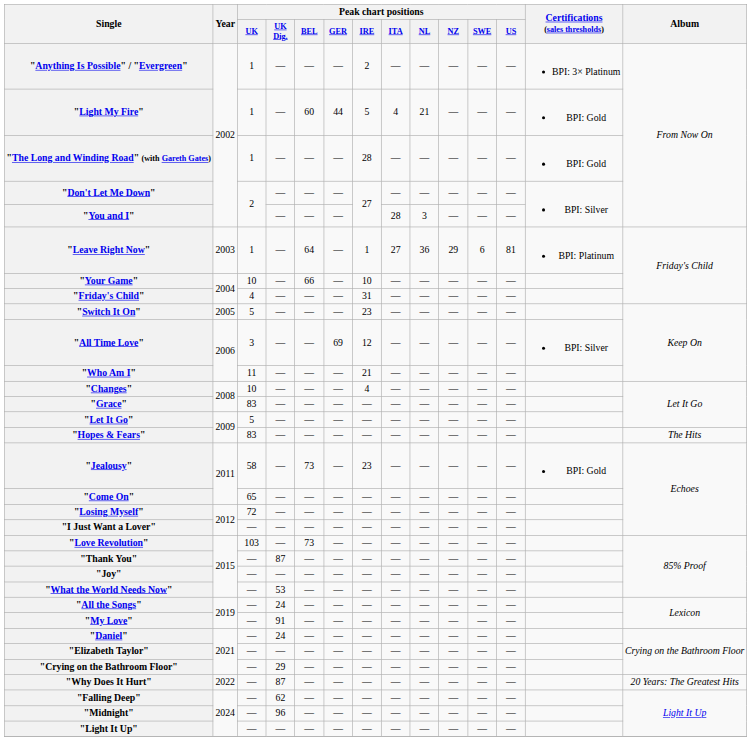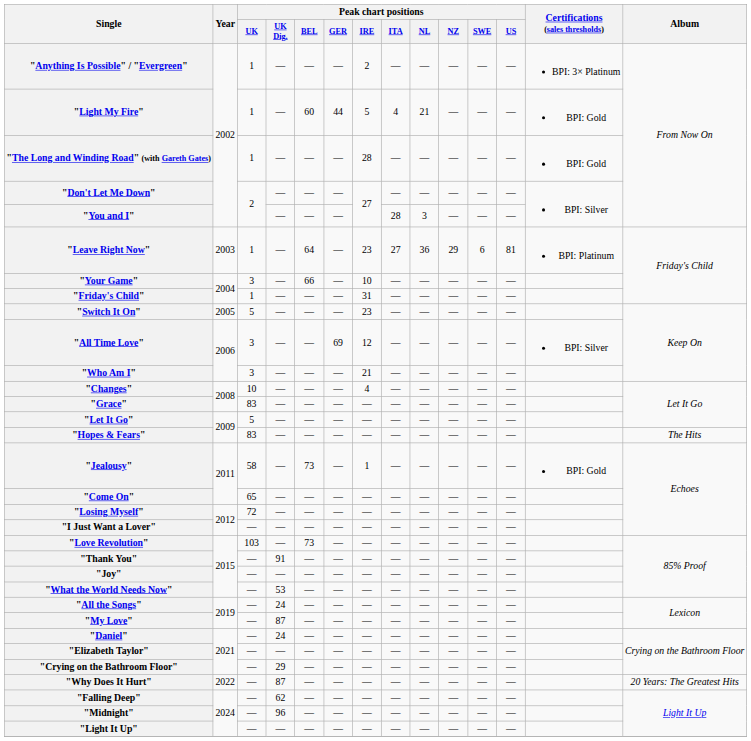(367, 250) 1 -> (367, 250) 23
(252, 281) 10 -> (252, 281) 3
(252, 296) 4 -> (252, 296) 1
(252, 373) 11 -> (252, 373) 3
(367, 466) 23 -> (367, 466) 1
(280, 558) 87 -> (280, 558) 91
(280, 620) 91 -> (280, 620) 87
